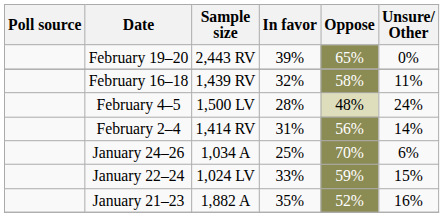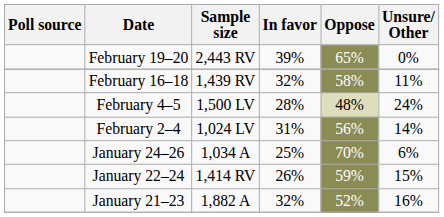(225, 129) 1,414 RV -> (225, 129) 1,024 LV
(225, 176) 1,024 LV -> (225, 176) 1,414 RV
(290, 176) 33% -> (290, 176) 26%
(290, 200) 35% -> (290, 200) 32%
